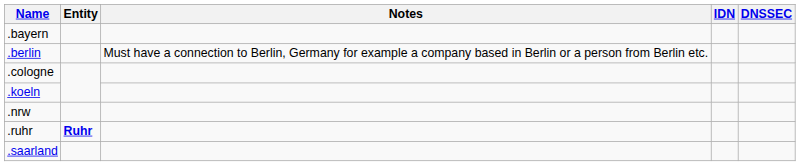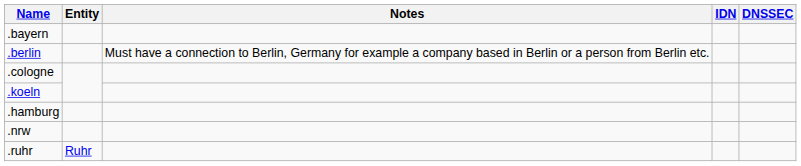+ row: (33, 111)
(78, 131) bold -> (78, 151) normal
- row: (33, 151)
